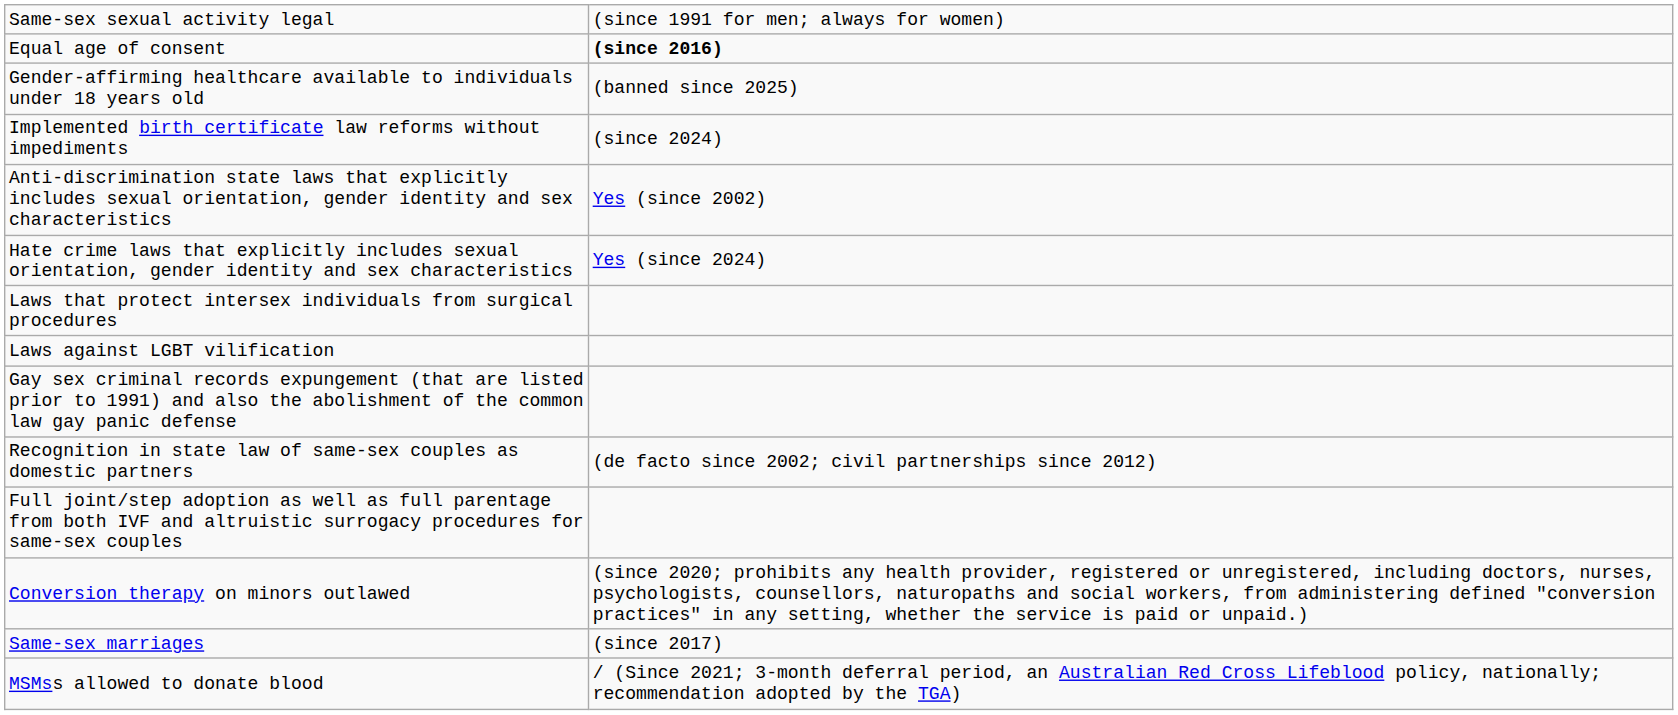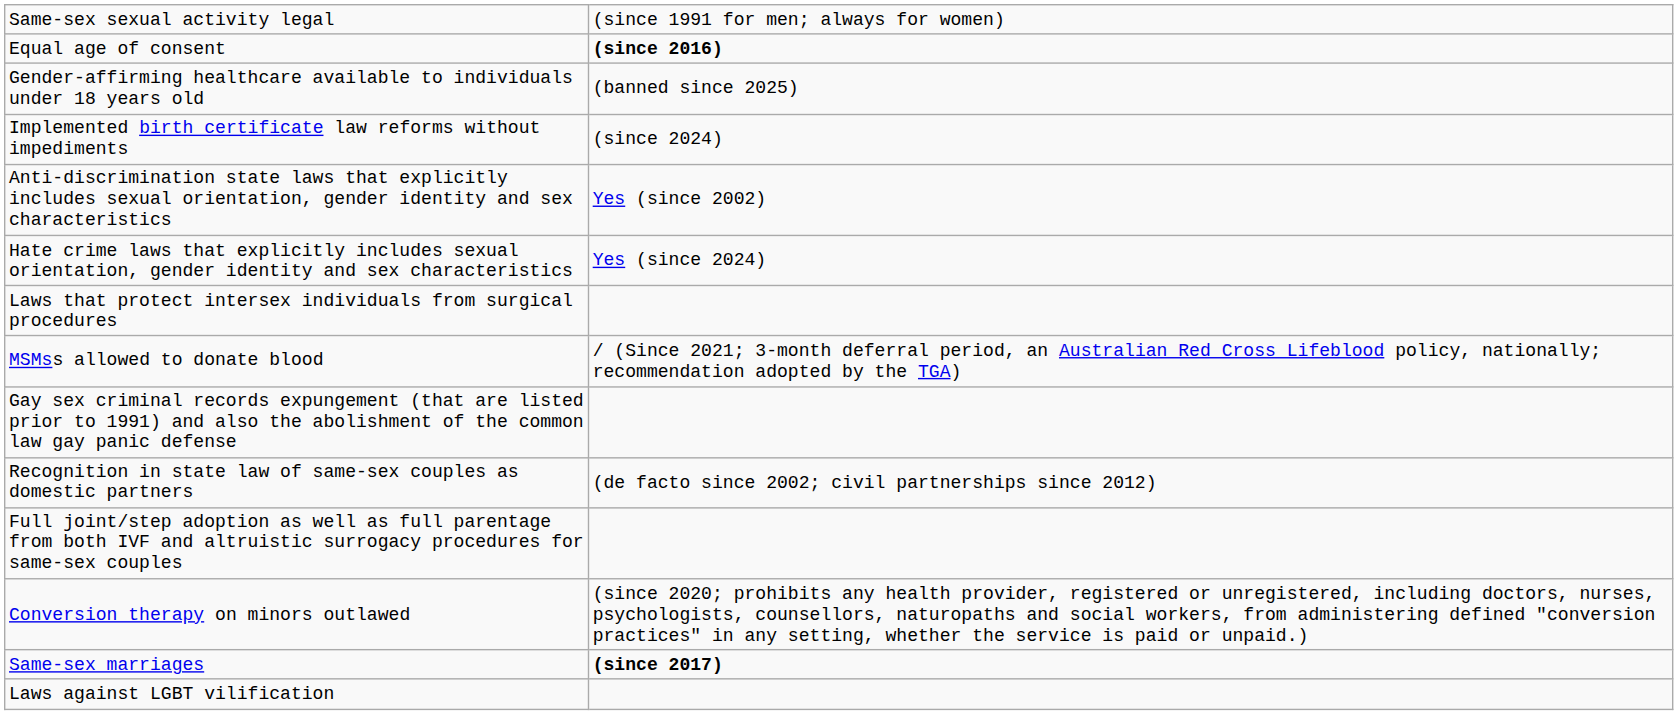rows swapped: (172, 351) <-> (166, 684)
(658, 644) normal -> (658, 665) bold
